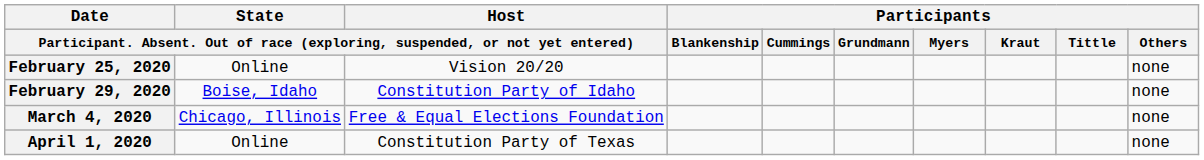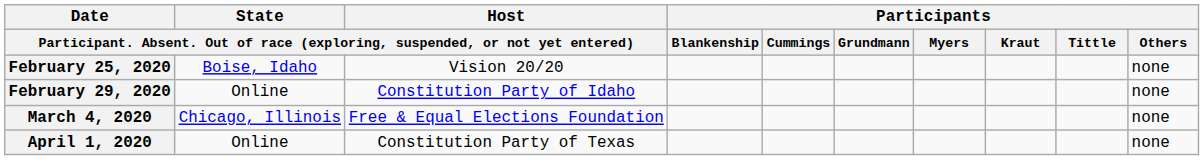(260, 67) Online -> (260, 67) Boise, Idaho
(260, 92) Boise, Idaho -> (260, 92) Online
